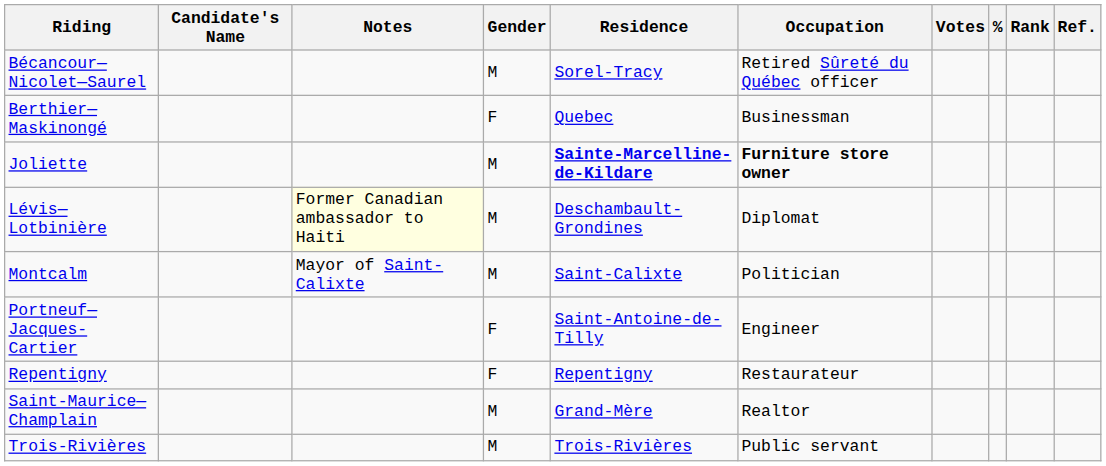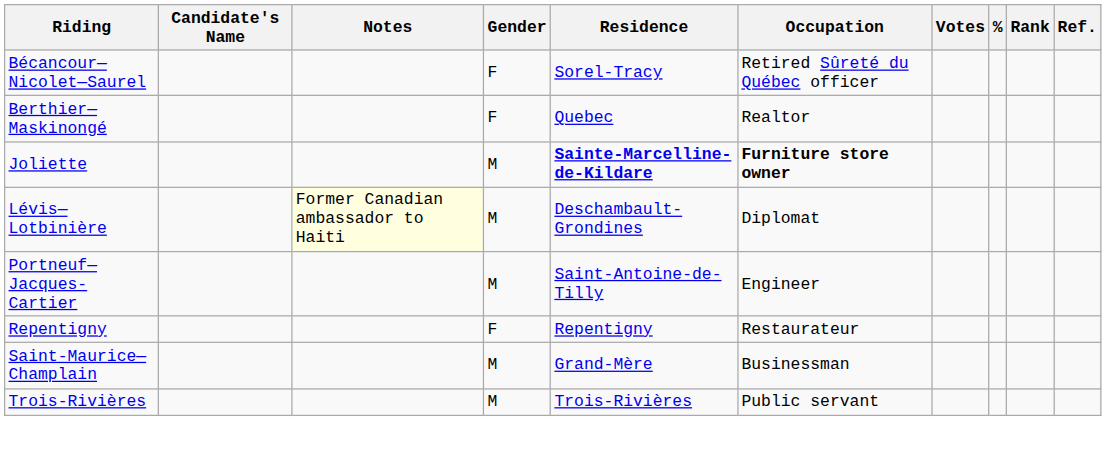(493, 73) M -> (493, 73) F
(796, 119) Businessman -> (776, 119) Realtor
- row: (48, 274)
(493, 329) F -> (493, 284) M
(776, 411) Realtor -> (796, 366) Businessman
